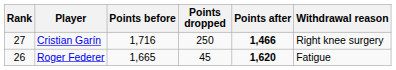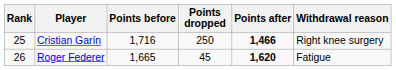(19, 40) 27 -> (19, 40) 25
